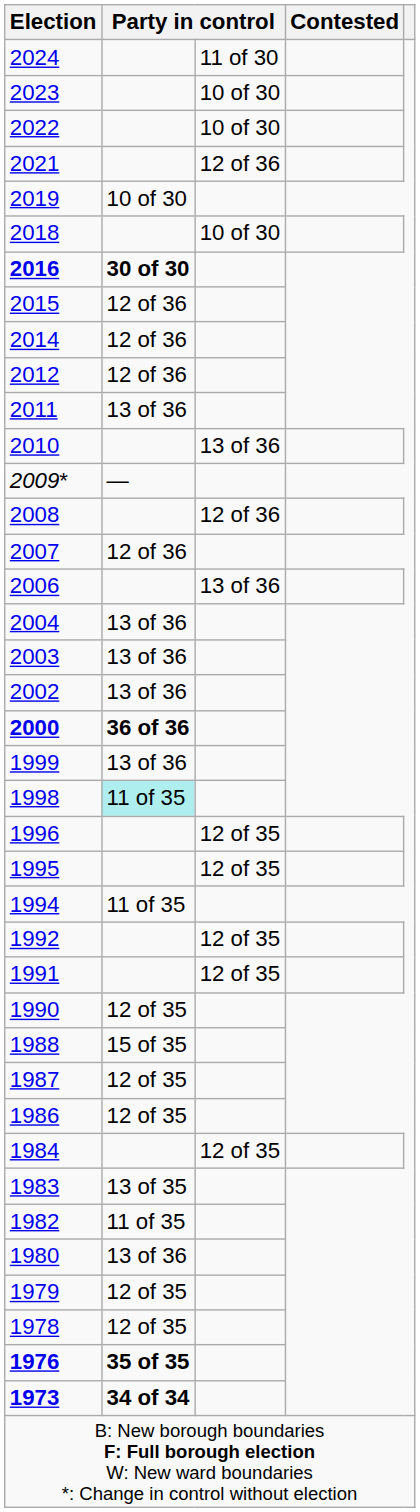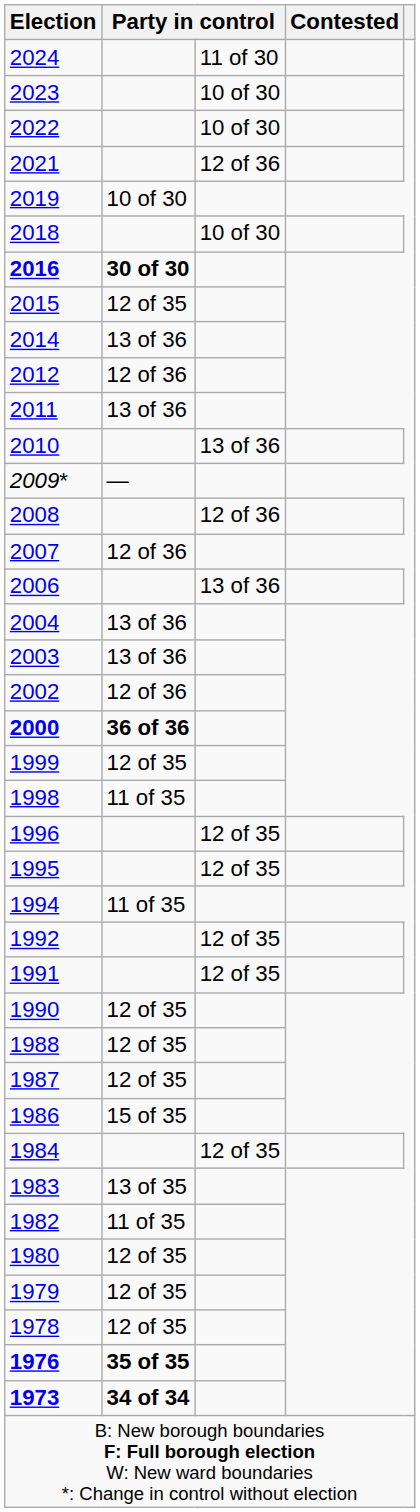(147, 304) 12 of 36 -> (147, 304) 12 of 35
(147, 339) 12 of 36 -> (147, 339) 13 of 36
(147, 692) 13 of 36 -> (147, 692) 12 of 36
(147, 762) 13 of 36 -> (147, 762) 12 of 35
(146, 798) paleturquoise background -> (146, 798) no background
(147, 1045) 15 of 35 -> (147, 1045) 12 of 35
(147, 1115) 12 of 35 -> (147, 1115) 15 of 35
(147, 1256) 13 of 36 -> (147, 1256) 12 of 35
